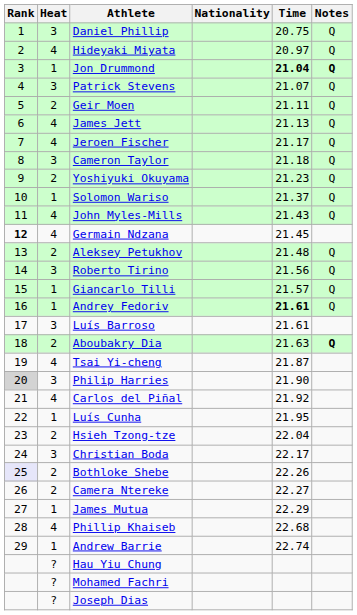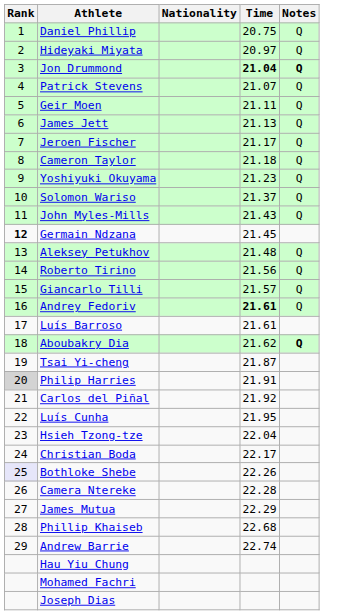- column: (54, 14)
(292, 344) 21.63 -> (259, 344) 21.62
(292, 381) 21.90 -> (259, 381) 21.91
(292, 491) 22.27 -> (259, 491) 22.28
